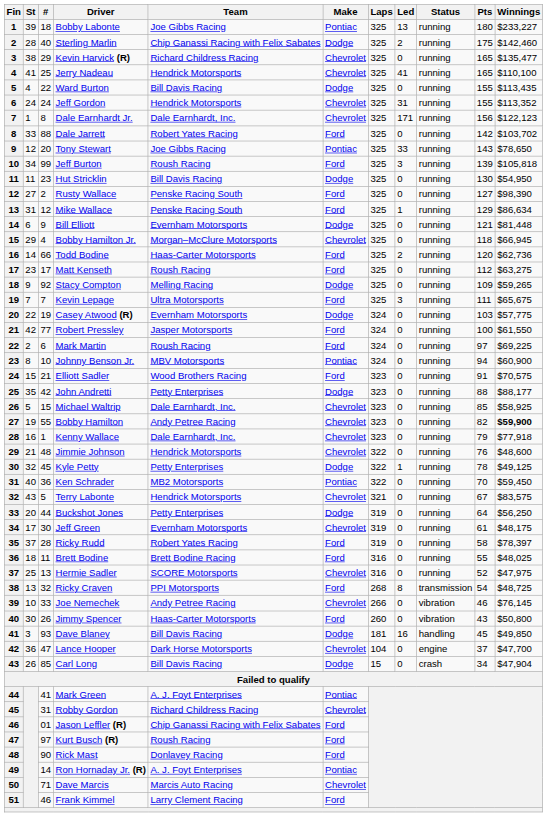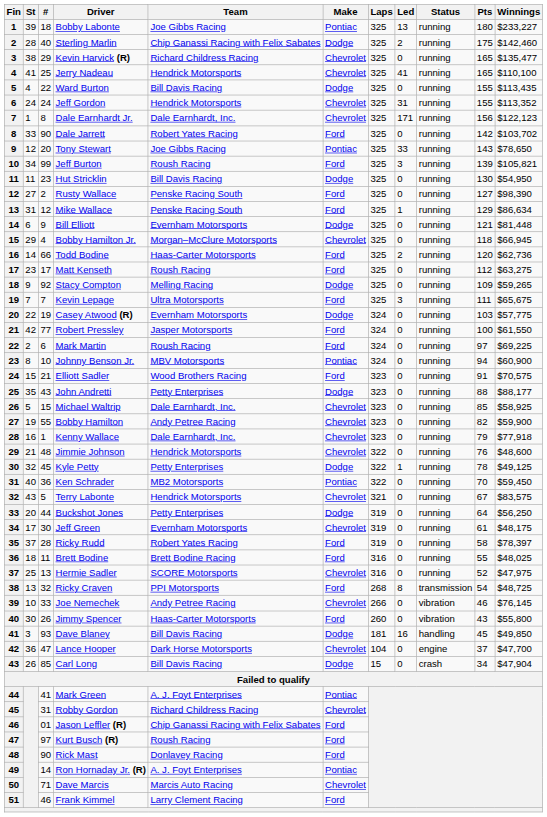(46, 133) 88 -> (46, 133) 90
(517, 164) $105,818 -> (517, 164) $105,821
(46, 391) 42 -> (46, 391) 43
(515, 421) bold -> (515, 421) normal
(515, 618) $50,800 -> (515, 618) $55,800
